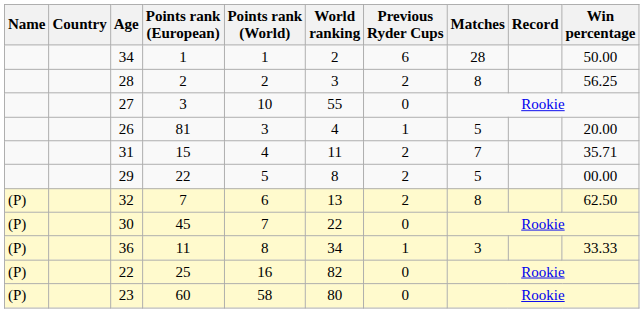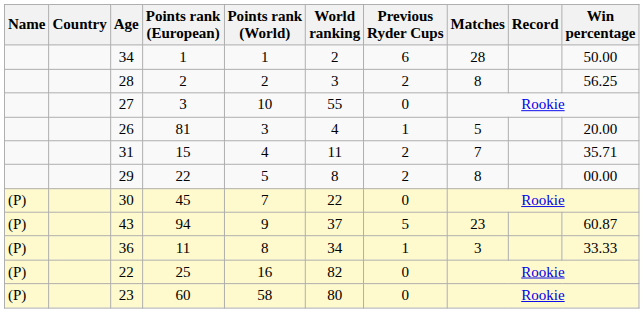(478, 176) 5 -> (478, 176) 8
- row: (126, 200)
+ row: (126, 224)
